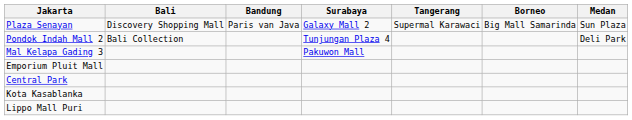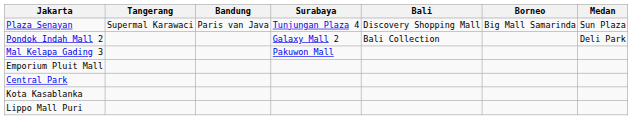columns swapped: (437, 11) <-> (166, 11)
(336, 25) Galaxy Mall 2 -> (316, 25) Tunjungan Plaza 4
(347, 39) Tunjungan Plaza 4 -> (306, 39) Galaxy Mall 2
